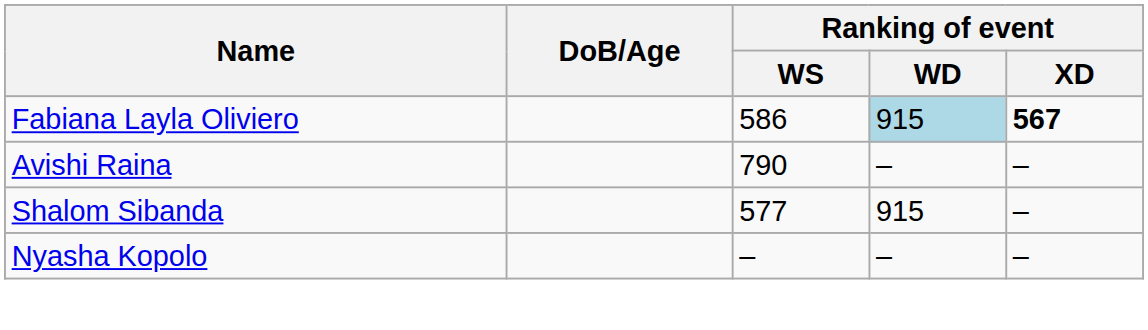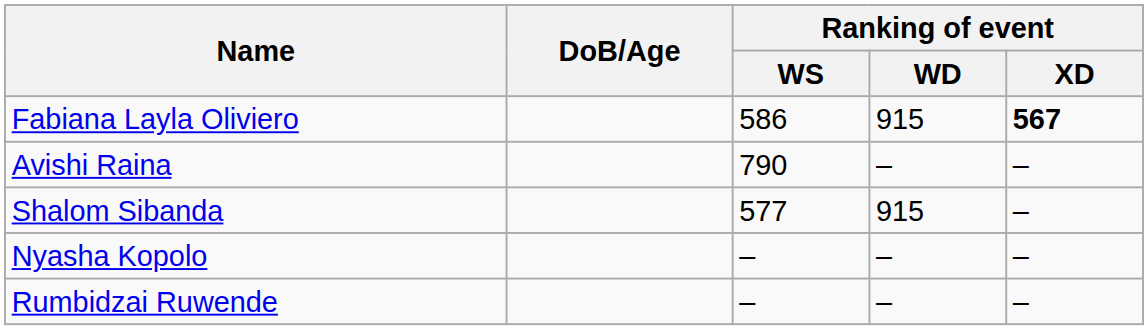(900, 119) lightblue background -> (900, 119) no background
+ row: (145, 302)
